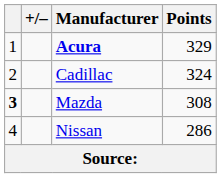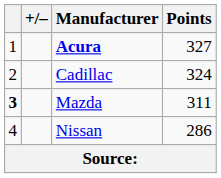(199, 46) 329 -> (199, 46) 327
(199, 102) 308 -> (199, 102) 311
